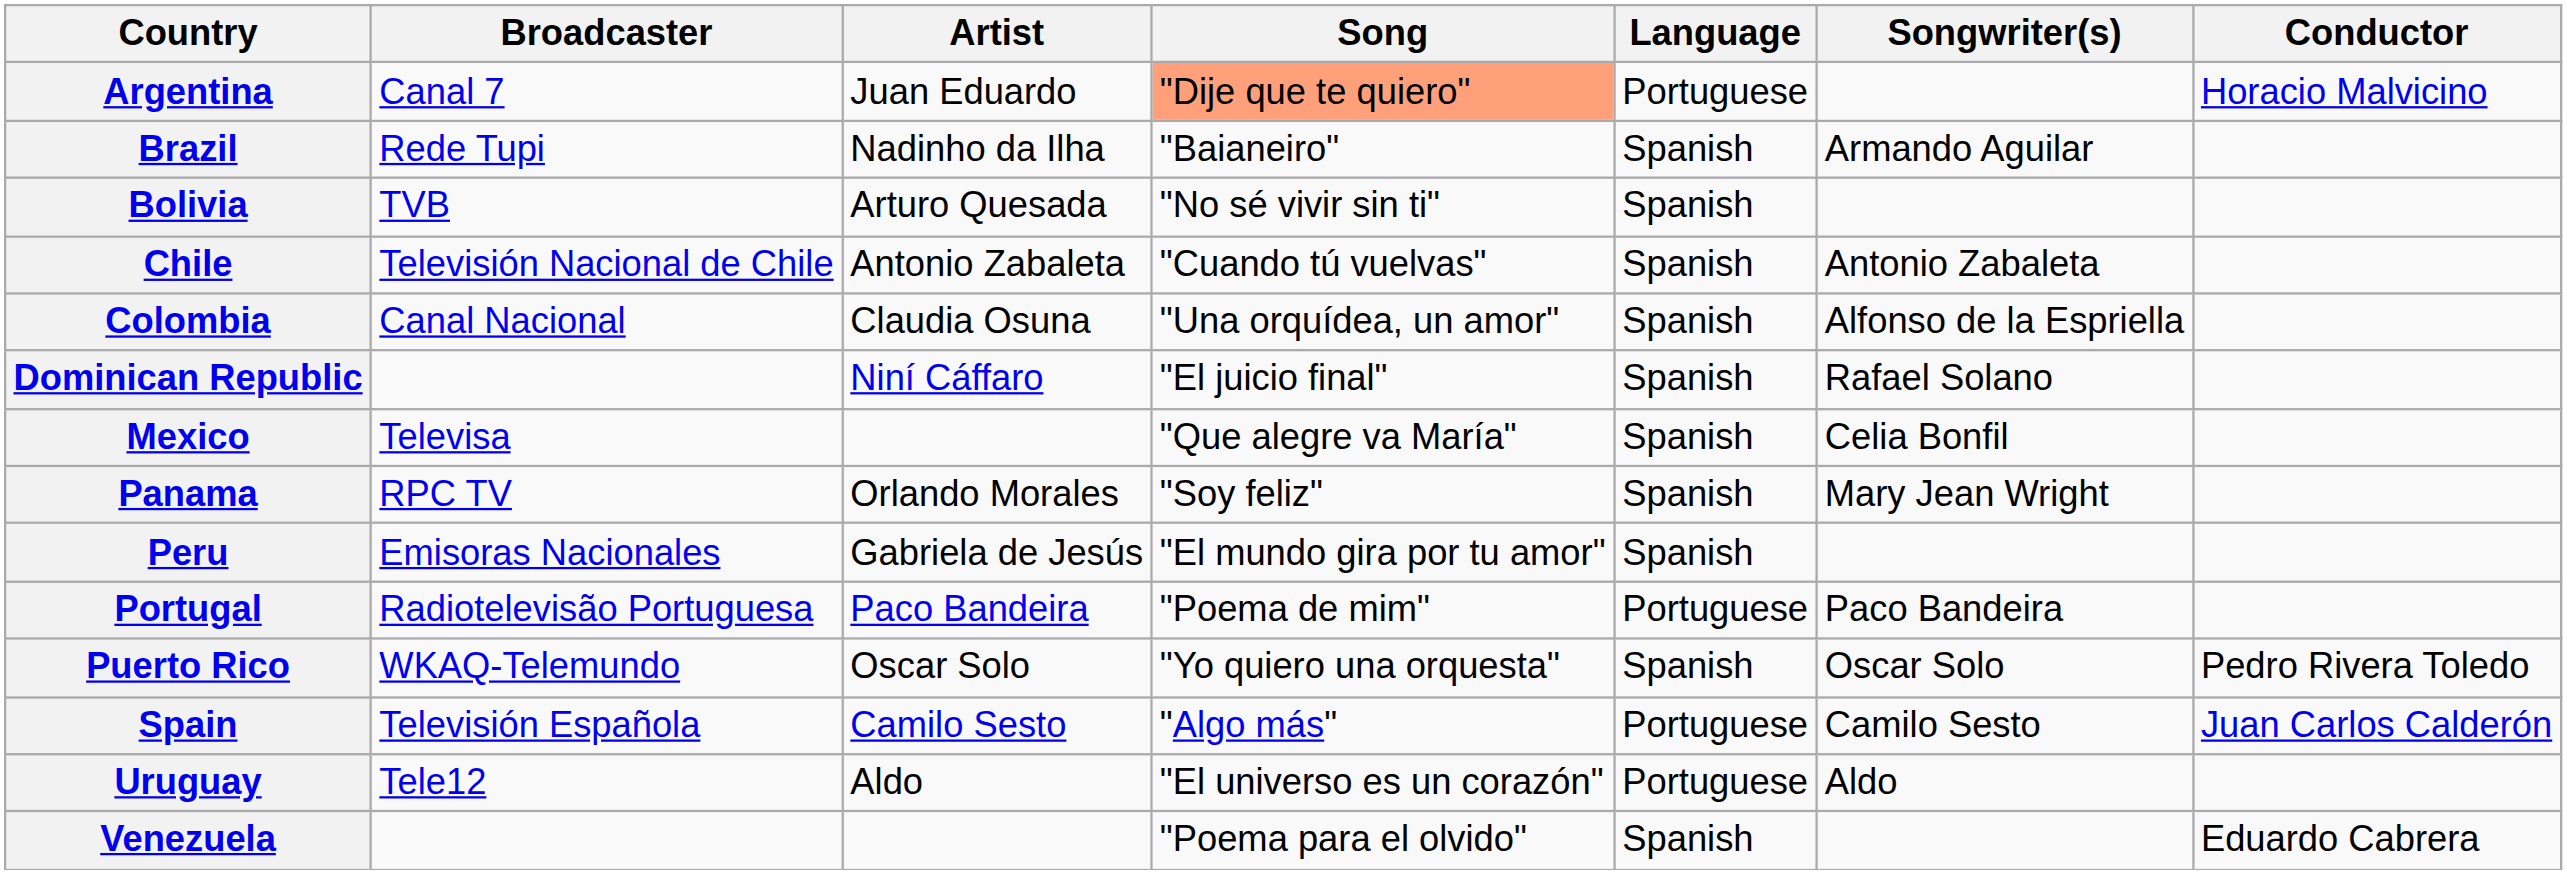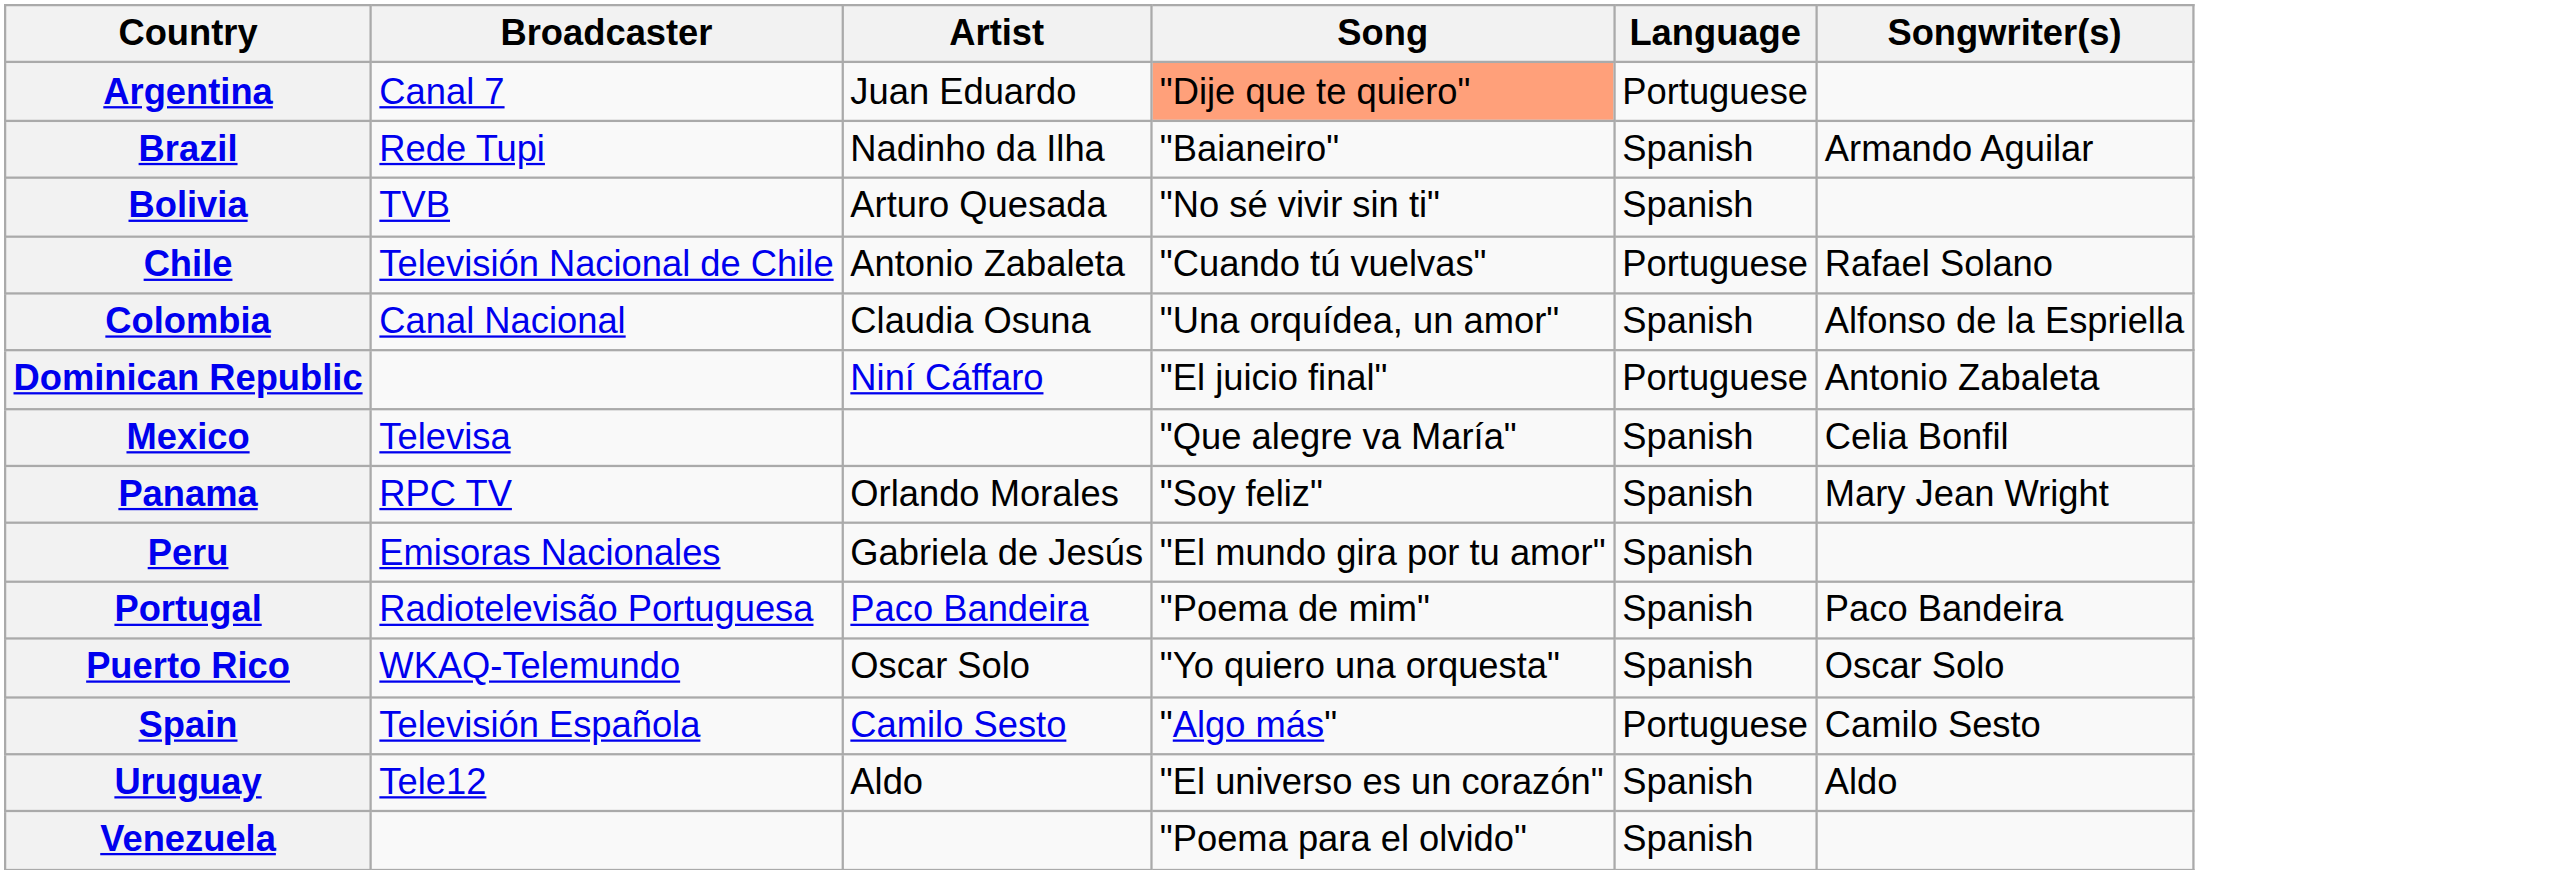- column: (2377, 33)
(1688, 263) Spanish -> (1715, 263) Portuguese
(1962, 263) Antonio Zabaleta -> (1939, 263) Rafael Solano
(1688, 378) Spanish -> (1715, 378) Portuguese
(1939, 378) Rafael Solano -> (1962, 378) Antonio Zabaleta
(1715, 609) Portuguese -> (1688, 609) Spanish
(1715, 782) Portuguese -> (1688, 782) Spanish
